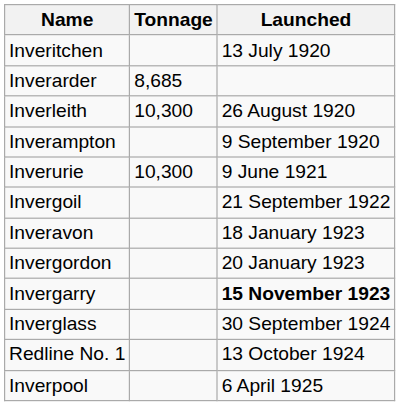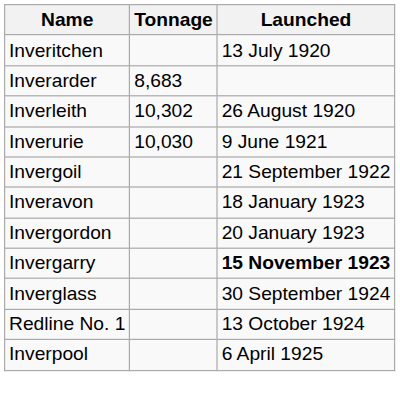(158, 80) 8,685 -> (158, 80) 8,683
(164, 111) 10,300 -> (164, 111) 10,302
- row: (62, 141)
(164, 171) 10,300 -> (164, 141) 10,030
